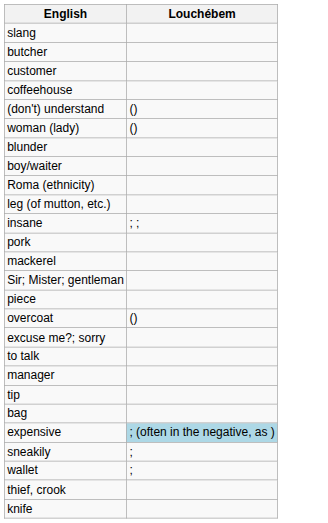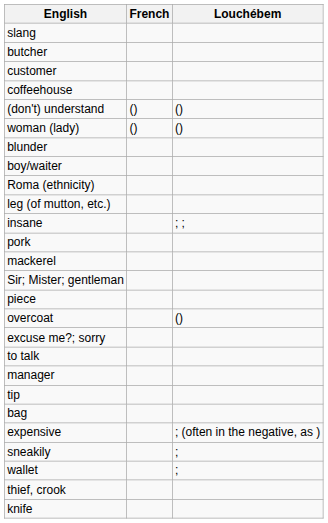+ column: (149, 14)
(202, 432) lightblue background -> (248, 432) no background
